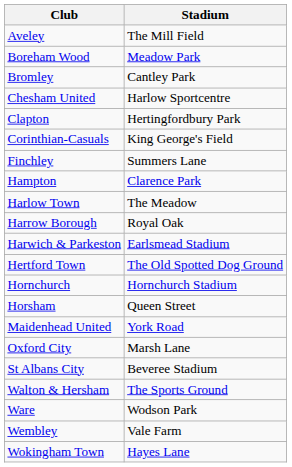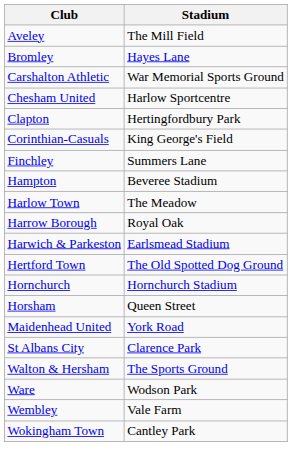- row: (49, 56)
(161, 77) Cantley Park -> (158, 56) Hayes Lane
+ row: (58, 77)
(164, 181) Clarence Park -> (172, 181) Beveree Stadium
- row: (39, 347)
(172, 368) Beveree Stadium -> (164, 347) Clarence Park
(158, 451) Hayes Lane -> (161, 431) Cantley Park
